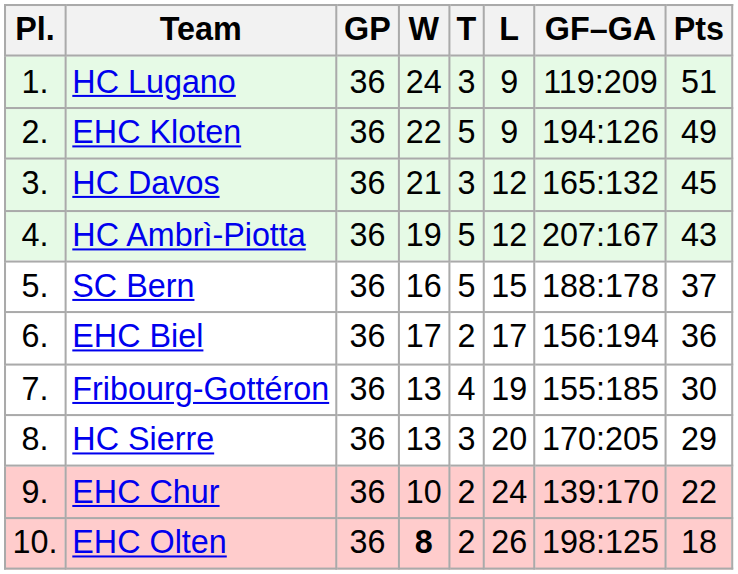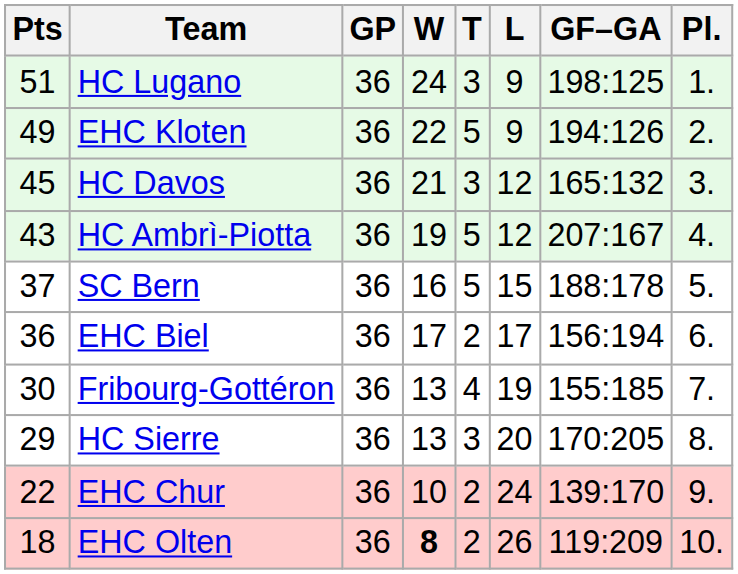columns swapped: (35, 30) <-> (699, 30)
(600, 81) 119:209 -> (606, 81) 198:125
(600, 542) 198:125 -> (606, 542) 119:209
